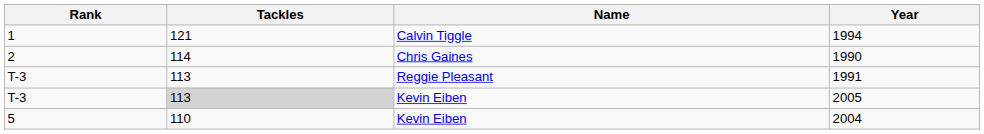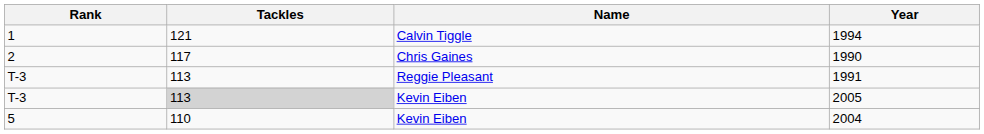(180, 56) 114 -> (180, 56) 117
